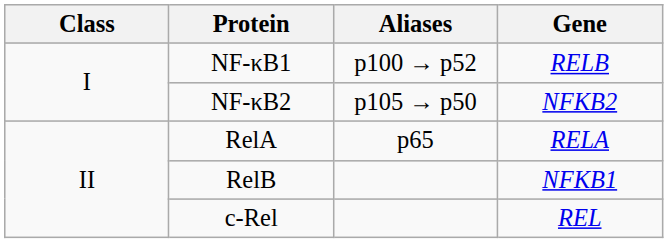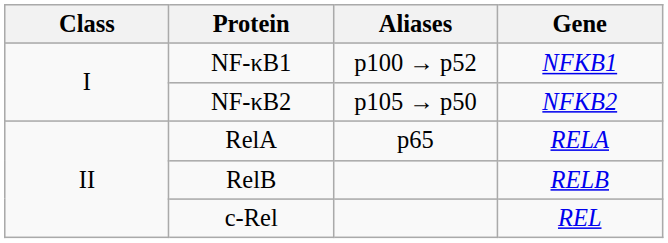(580, 62) RELB -> (580, 62) NFKB1
(580, 179) NFKB1 -> (580, 179) RELB
